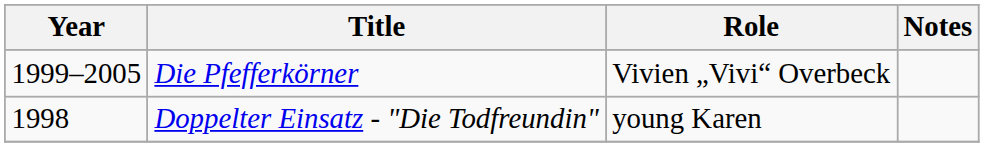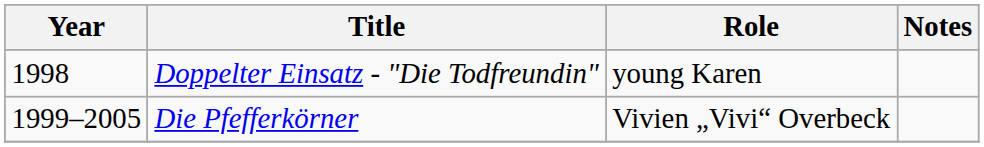rows swapped: (377, 118) <-> (256, 73)
